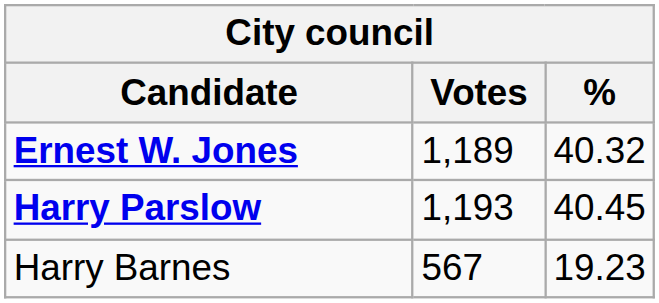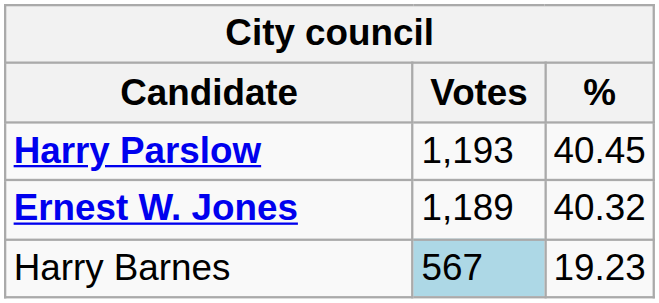rows swapped: (137, 208) <-> (156, 150)
(452, 267) no background -> (452, 267) lightblue background
